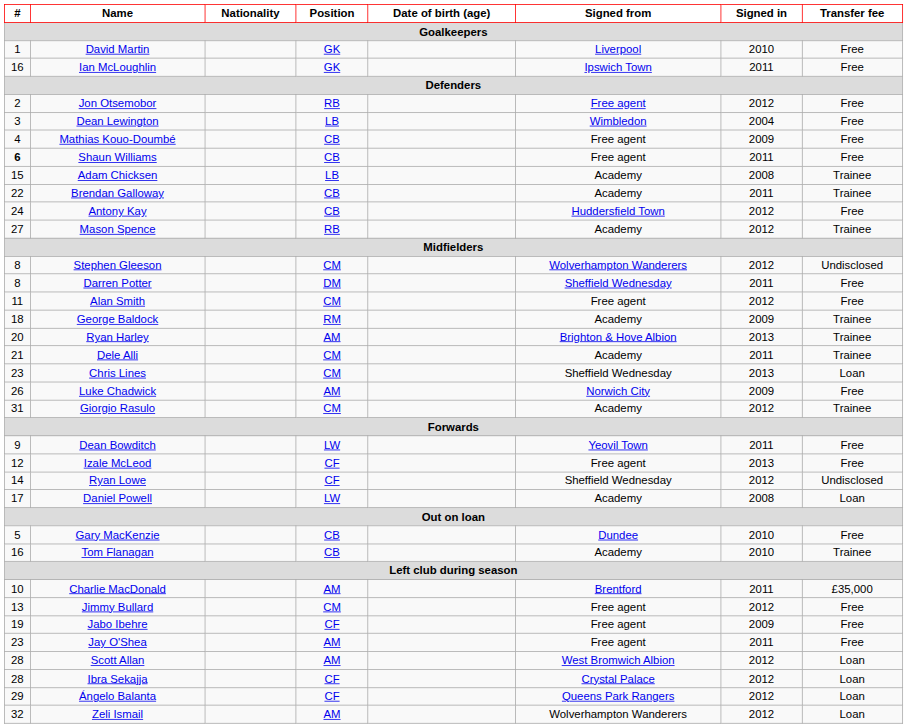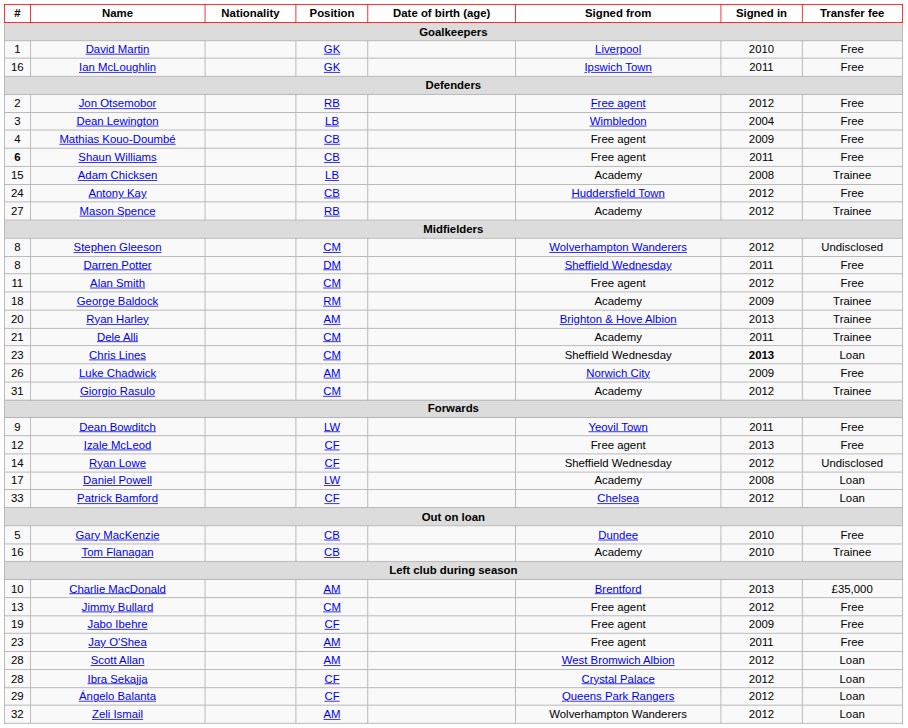- row: (118, 193)
(761, 373) normal -> (761, 355) bold
+ row: (118, 499)
(761, 589) 2011 -> (761, 589) 2013
